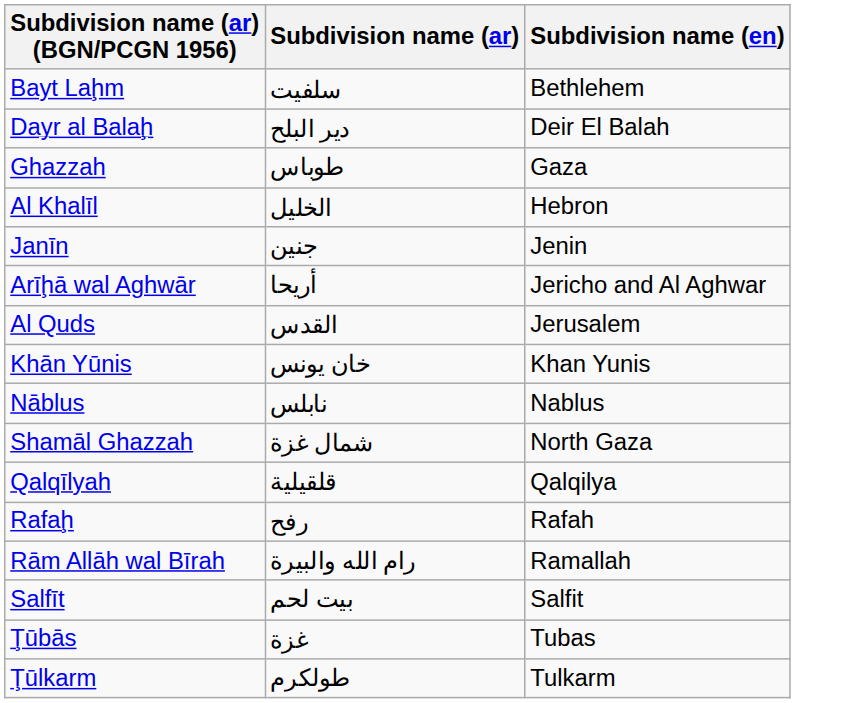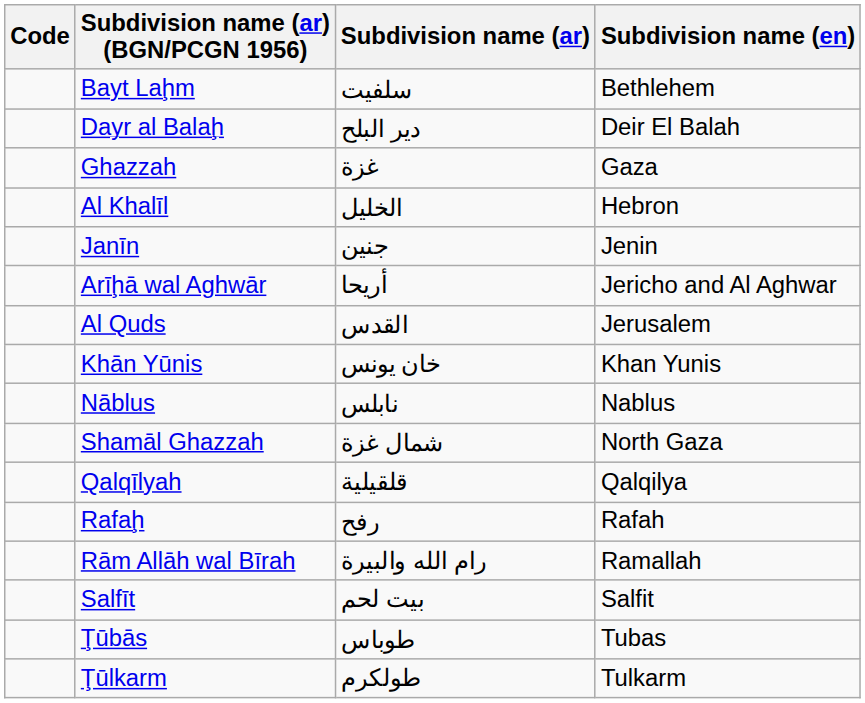+ column: (40, 36)
(308, 168) طوباس -> (359, 168) غزة
(289, 639) غزة -> (378, 639) طوباس
